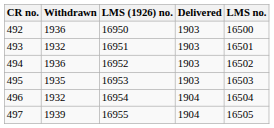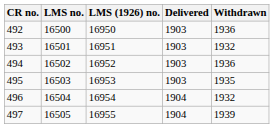columns swapped: (247, 13) <-> (70, 13)
